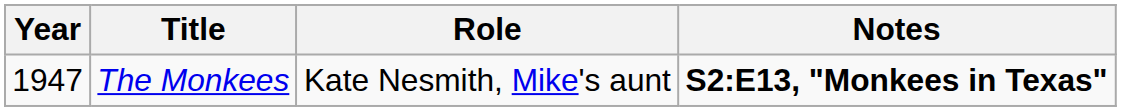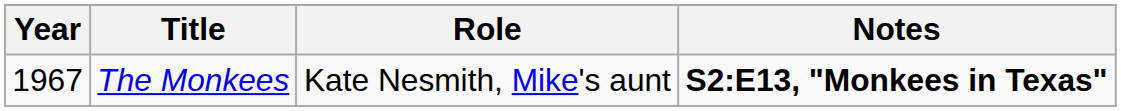(48, 79) 1947 -> (48, 79) 1967
